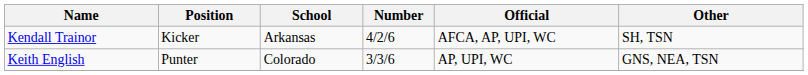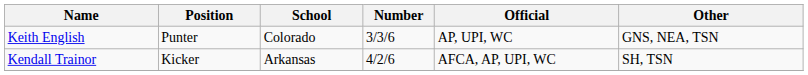rows swapped: (52, 37) <-> (46, 59)
